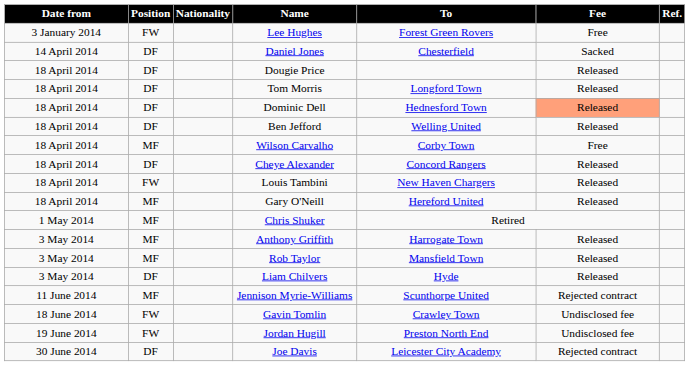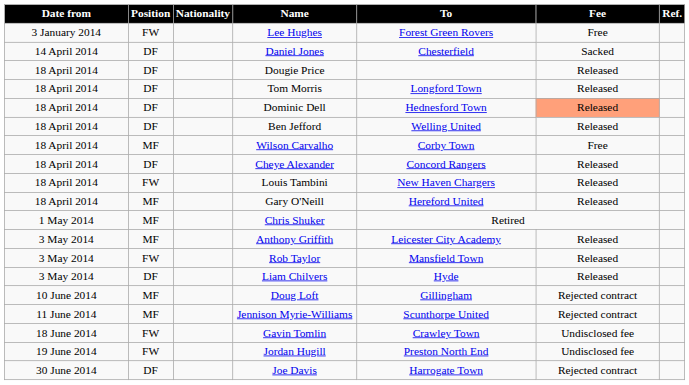(446, 239) Harrogate Town -> (446, 239) Leicester City Academy
(151, 258) MF -> (151, 258) FW
+ row: (295, 295)
(446, 351) Leicester City Academy -> (446, 370) Harrogate Town
